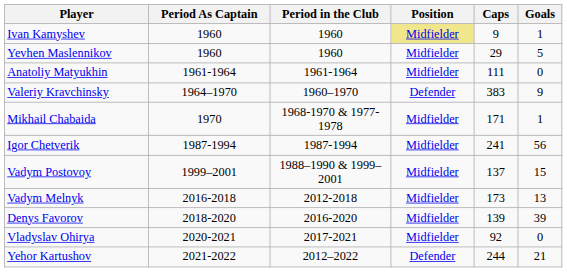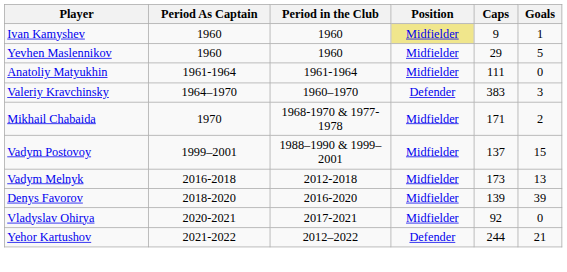(540, 92) 9 -> (540, 92) 3
(540, 118) 1 -> (540, 118) 2
- row: (43, 145)
